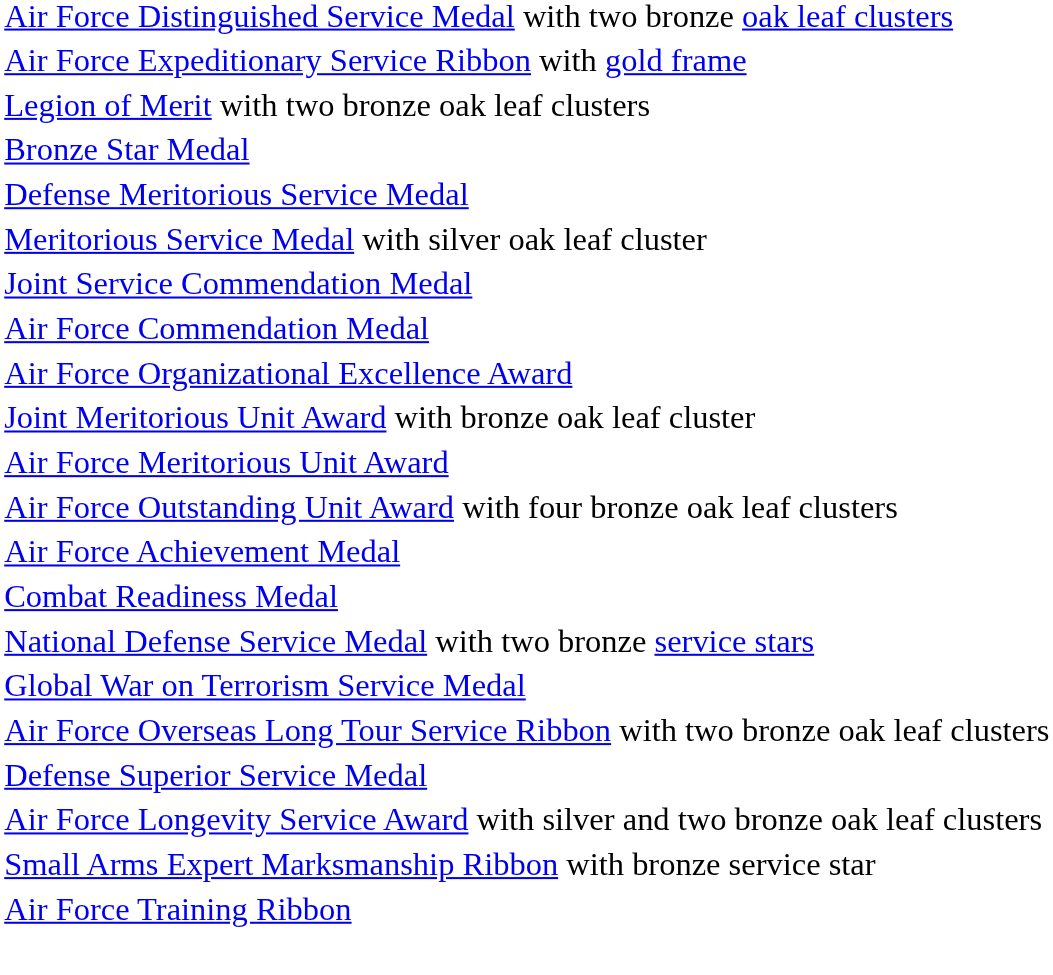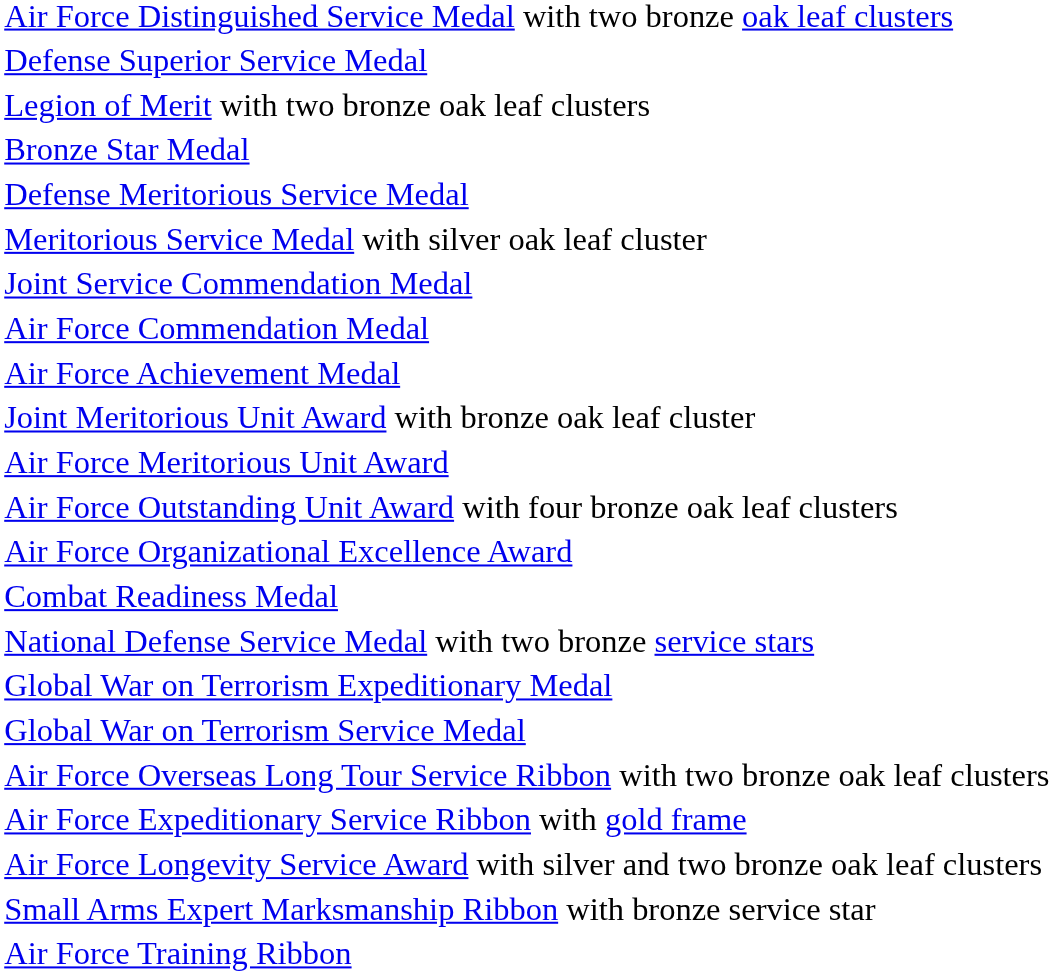rows swapped: (216, 775) <-> (375, 60)
rows swapped: (202, 551) <-> (288, 373)
+ row: (308, 685)
